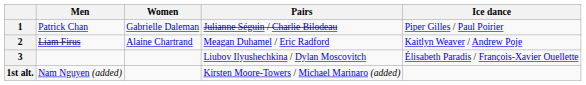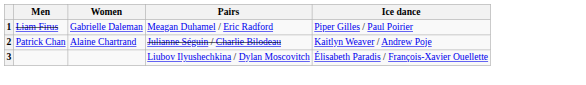(63, 27) Patrick Chan -> (37, 27) Liam Firus
(270, 27) Julianne Séguin / Charlie Bilodeau -> (210, 27) Meagan Duhamel / Eric Radford
(59, 42) Liam Firus -> (41, 42) Patrick Chan
(266, 42) Meagan Duhamel / Eric Radford -> (214, 42) Julianne Séguin / Charlie Bilodeau
- row: (20, 73)
